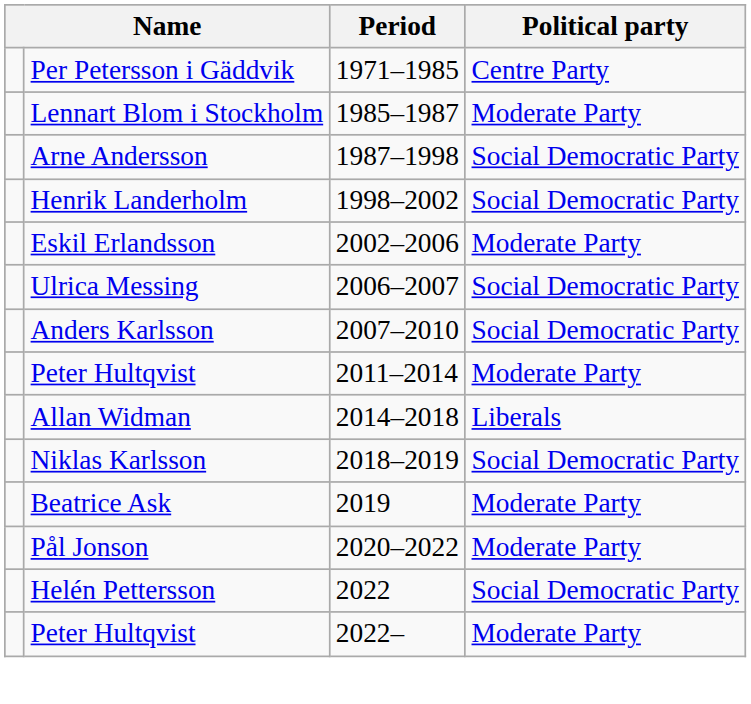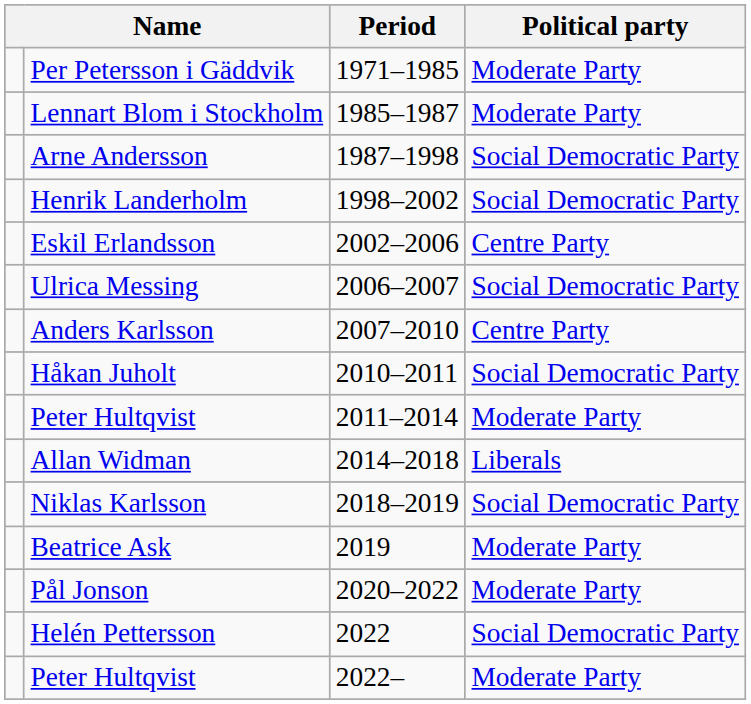(540, 69) Centre Party -> (556, 69) Moderate Party
(556, 243) Moderate Party -> (540, 243) Centre Party
(605, 329) Social Democratic Party -> (540, 329) Centre Party
+ row: (103, 373)
